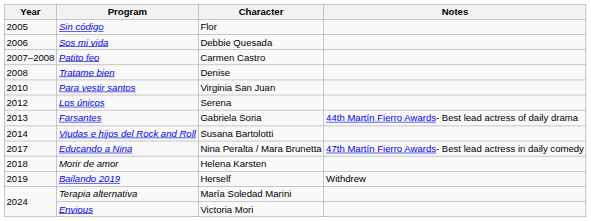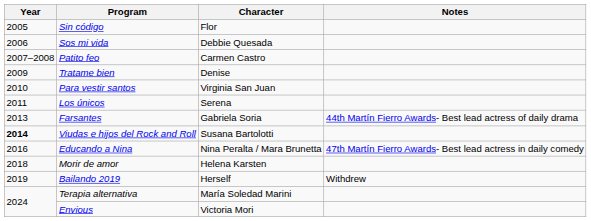(17, 73) 2008 -> (17, 73) 2009
(17, 103) 2012 -> (17, 103) 2011
(17, 133) normal -> (17, 133) bold
(17, 149) 2017 -> (17, 149) 2016
